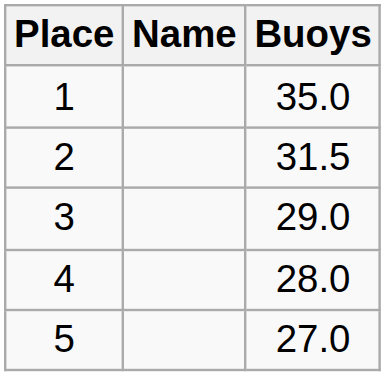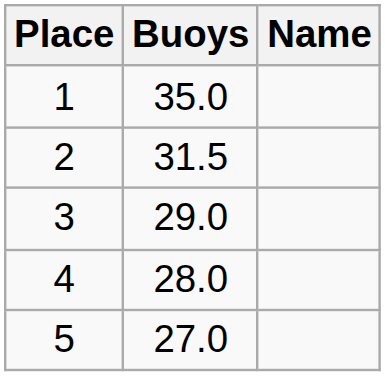columns swapped: (184, 34) <-> (313, 34)
